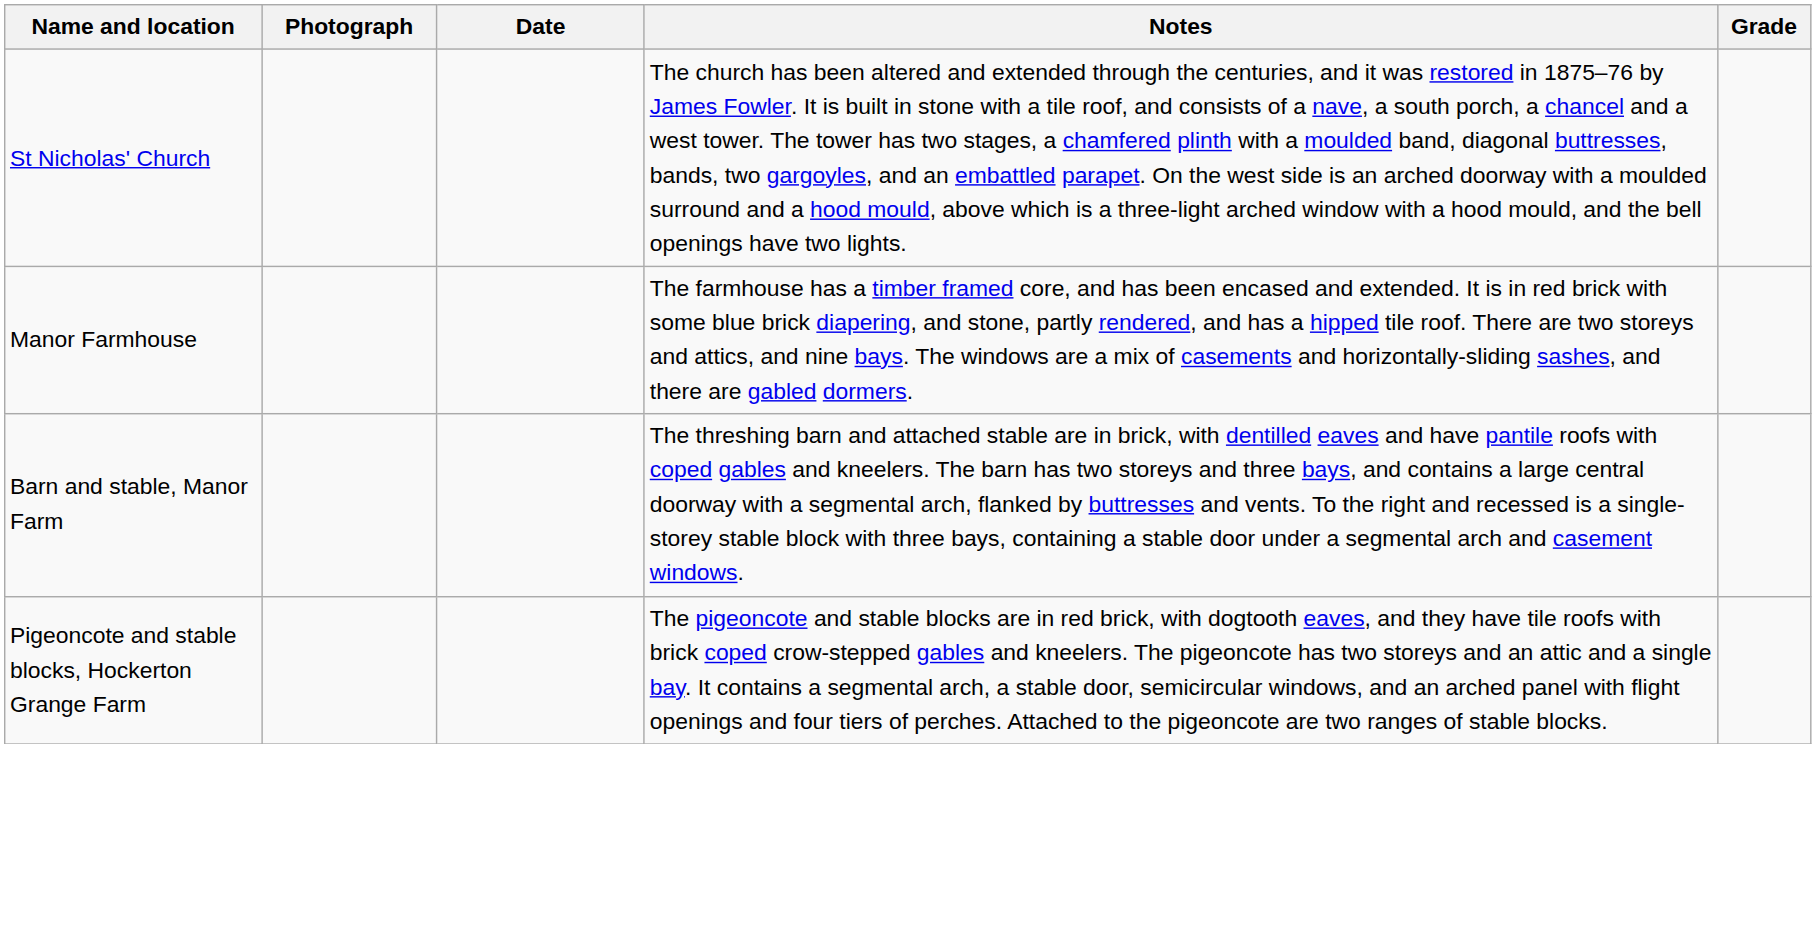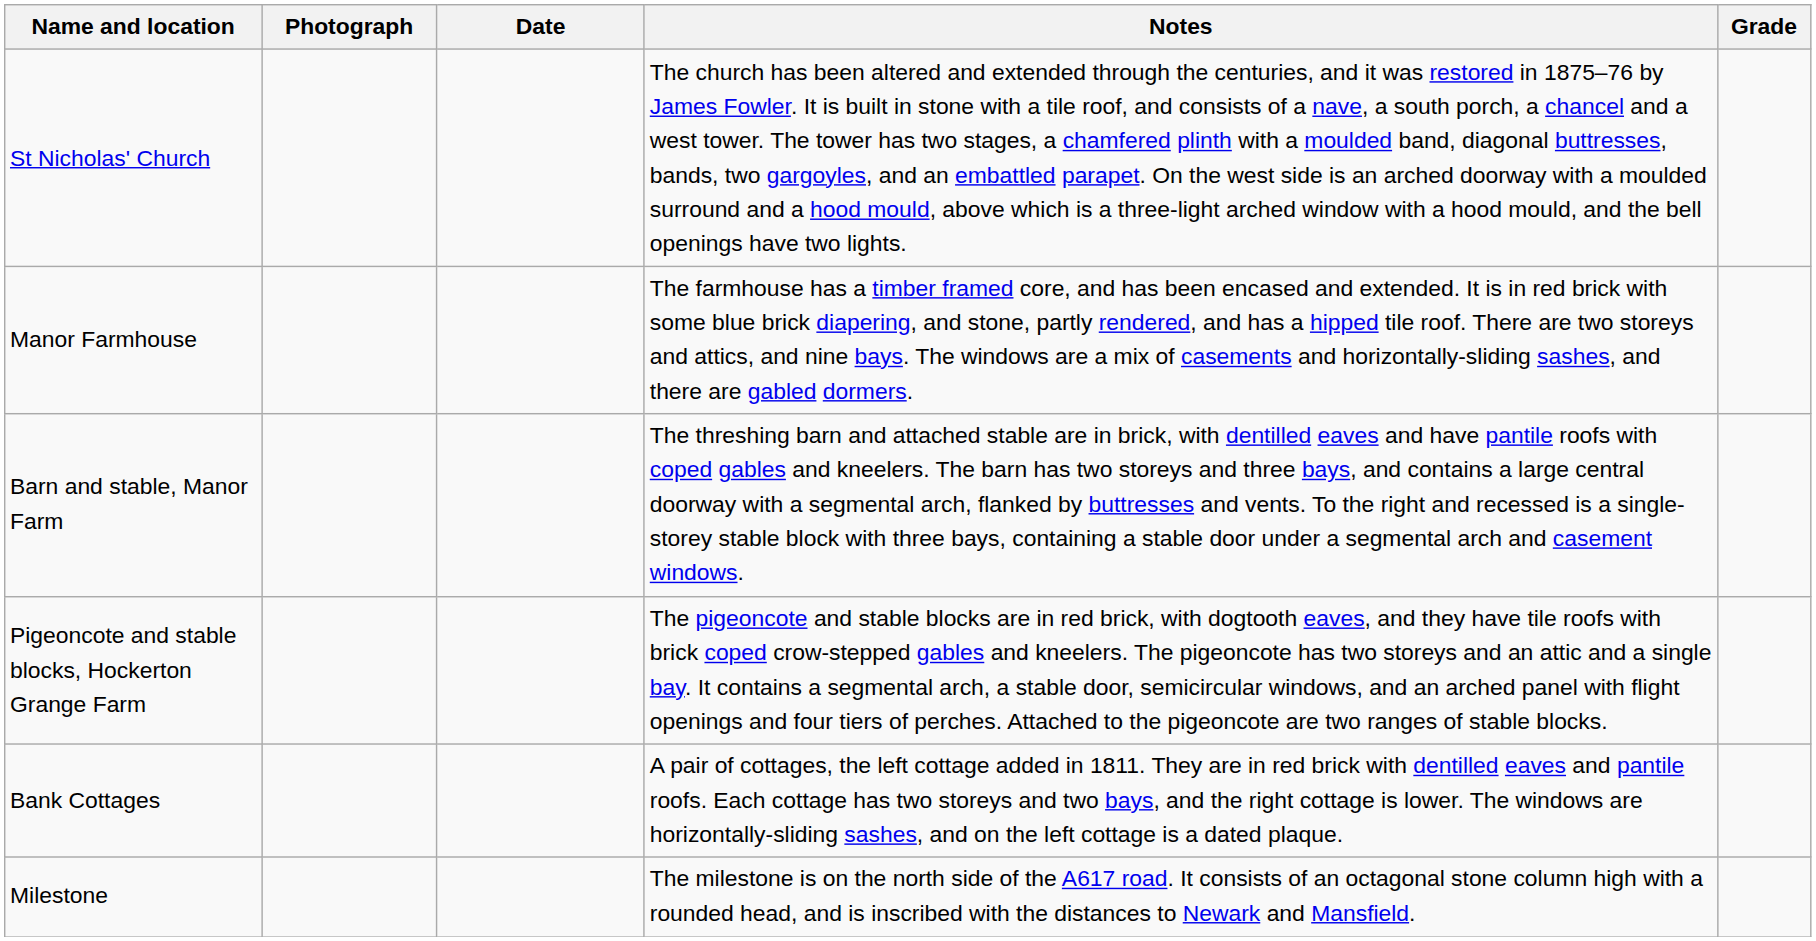+ row: (85, 800)
+ row: (59, 896)
